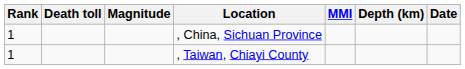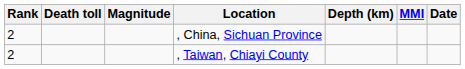columns swapped: (340, 14) <-> (391, 14)
(11, 34) 1 -> (11, 34) 2
(11, 54) 1 -> (11, 54) 2
